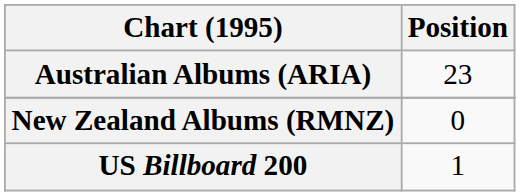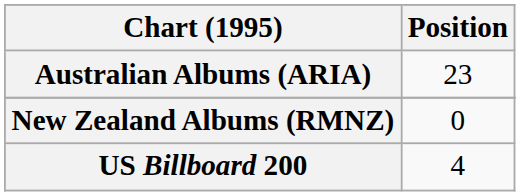(458, 166) 1 -> (458, 166) 4
